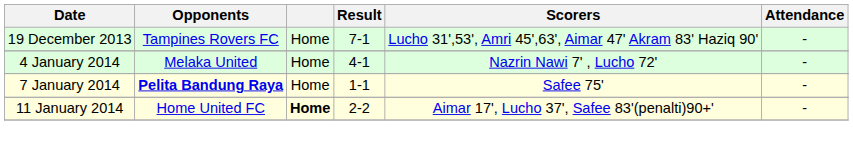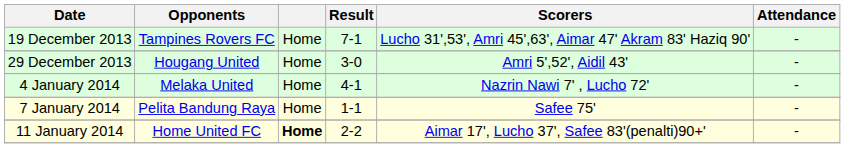+ row: (70, 62)
(211, 85) bold -> (207, 108) normal
